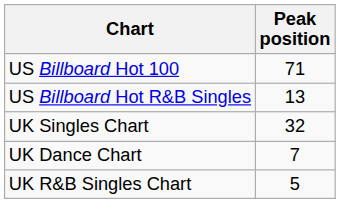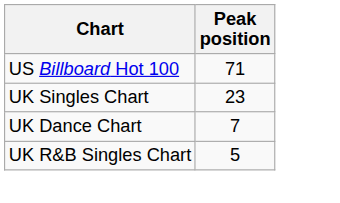- row: (130, 97)
(295, 126) 32 -> (235, 97) 23
